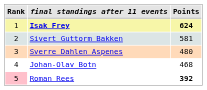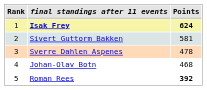(186, 52) 480 -> (186, 52) 478
(16, 78) pink background -> (16, 78) no background
